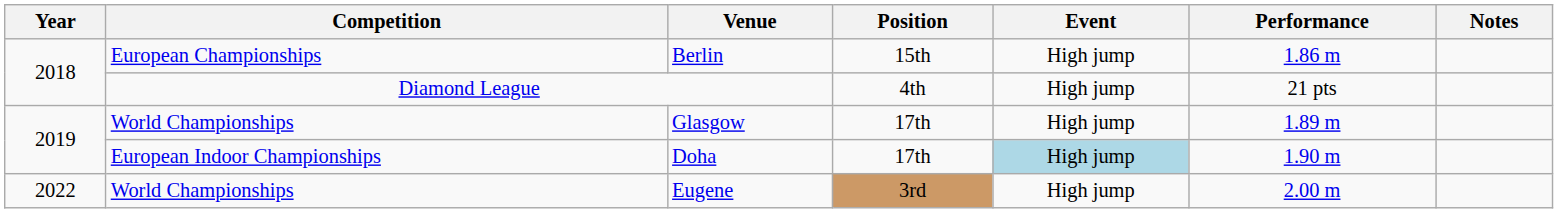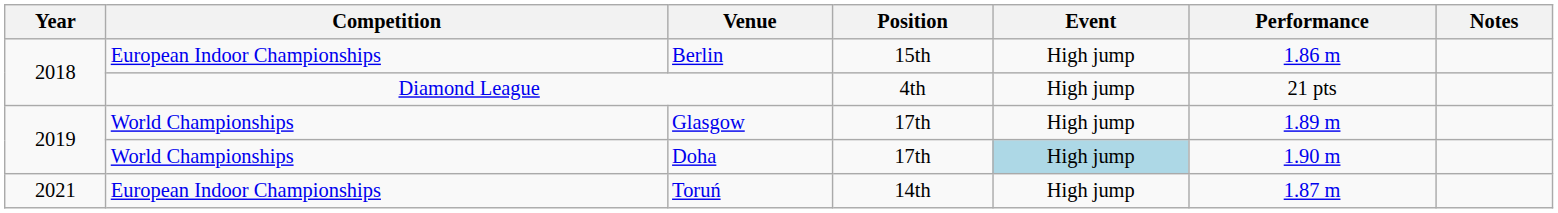(216, 55) European Championships -> (246, 55) European Indoor Championships
(246, 156) European Indoor Championships -> (202, 156) World Championships
+ row: (696, 190)
- row: (703, 190)
